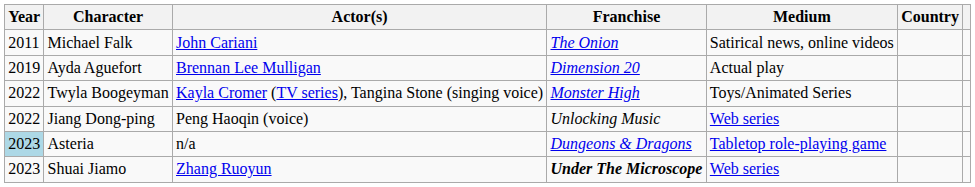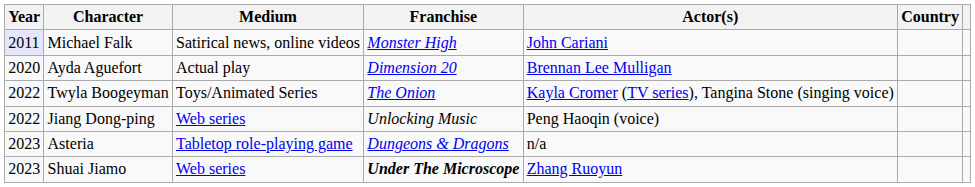columns swapped: (360, 17) <-> (802, 17)
(24, 42) no background -> (24, 42) lavender background
(584, 42) The Onion -> (412, 42) Monster High
(24, 67) 2019 -> (24, 67) 2020
(595, 93) Monster High -> (401, 93) The Onion
(24, 144) lightblue background -> (24, 144) no background
